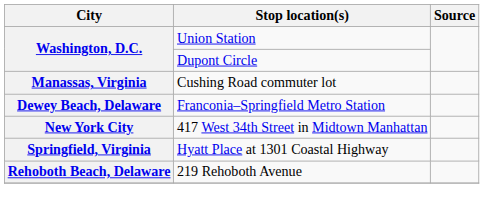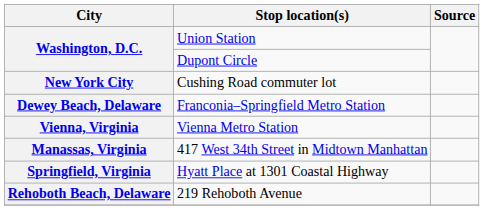(89, 82) Manassas, Virginia -> (89, 82) New York City
+ row: (238, 127)
(89, 127) New York City -> (89, 149) Manassas, Virginia
